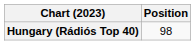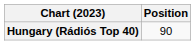(166, 31) 98 -> (166, 31) 90
